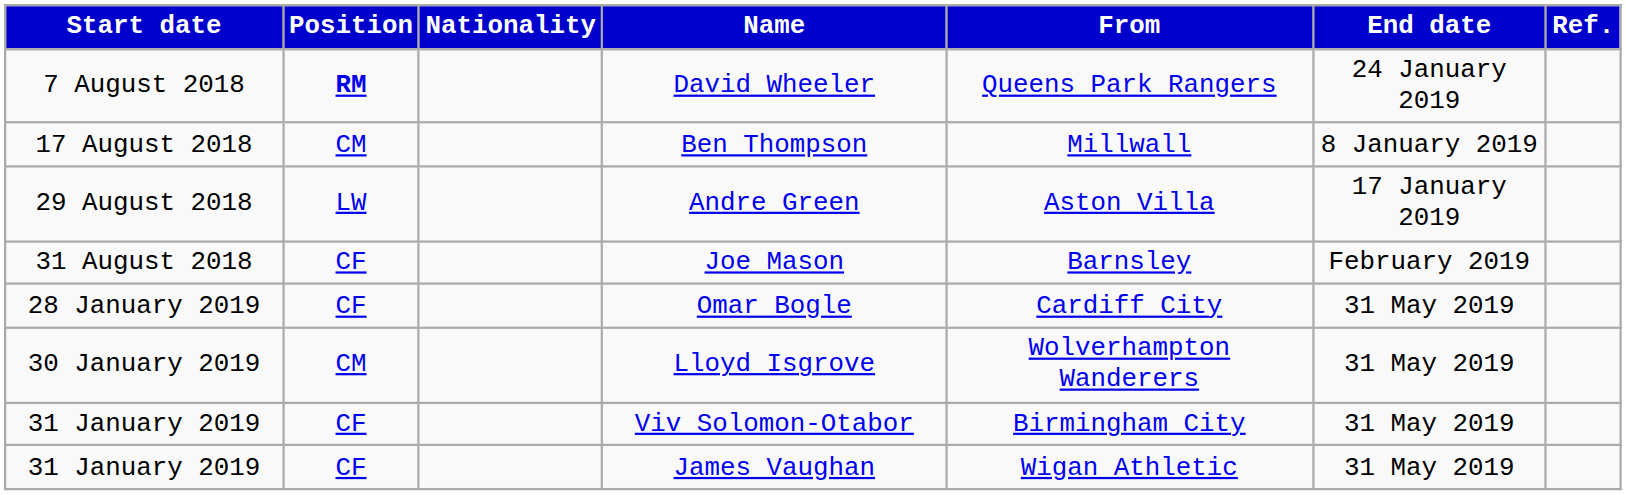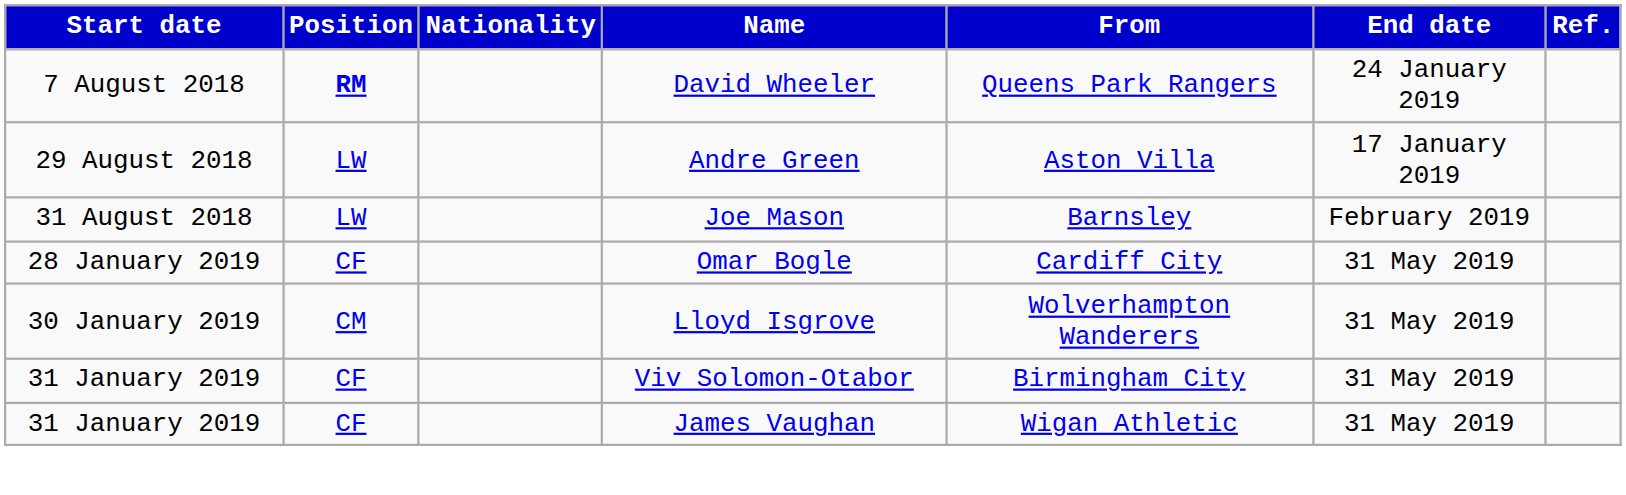- row: (774, 144)
(351, 262) CF -> (351, 219) LW
